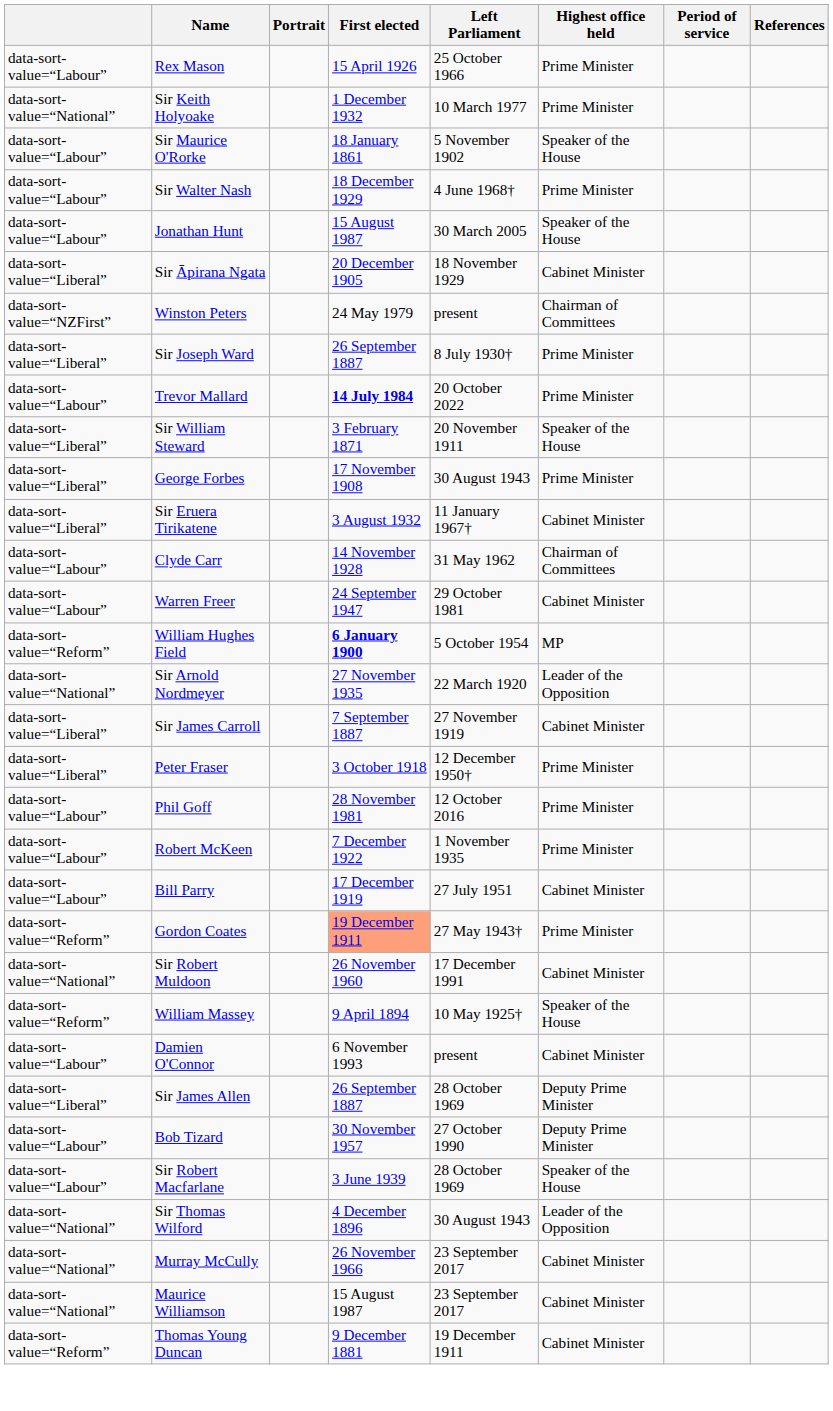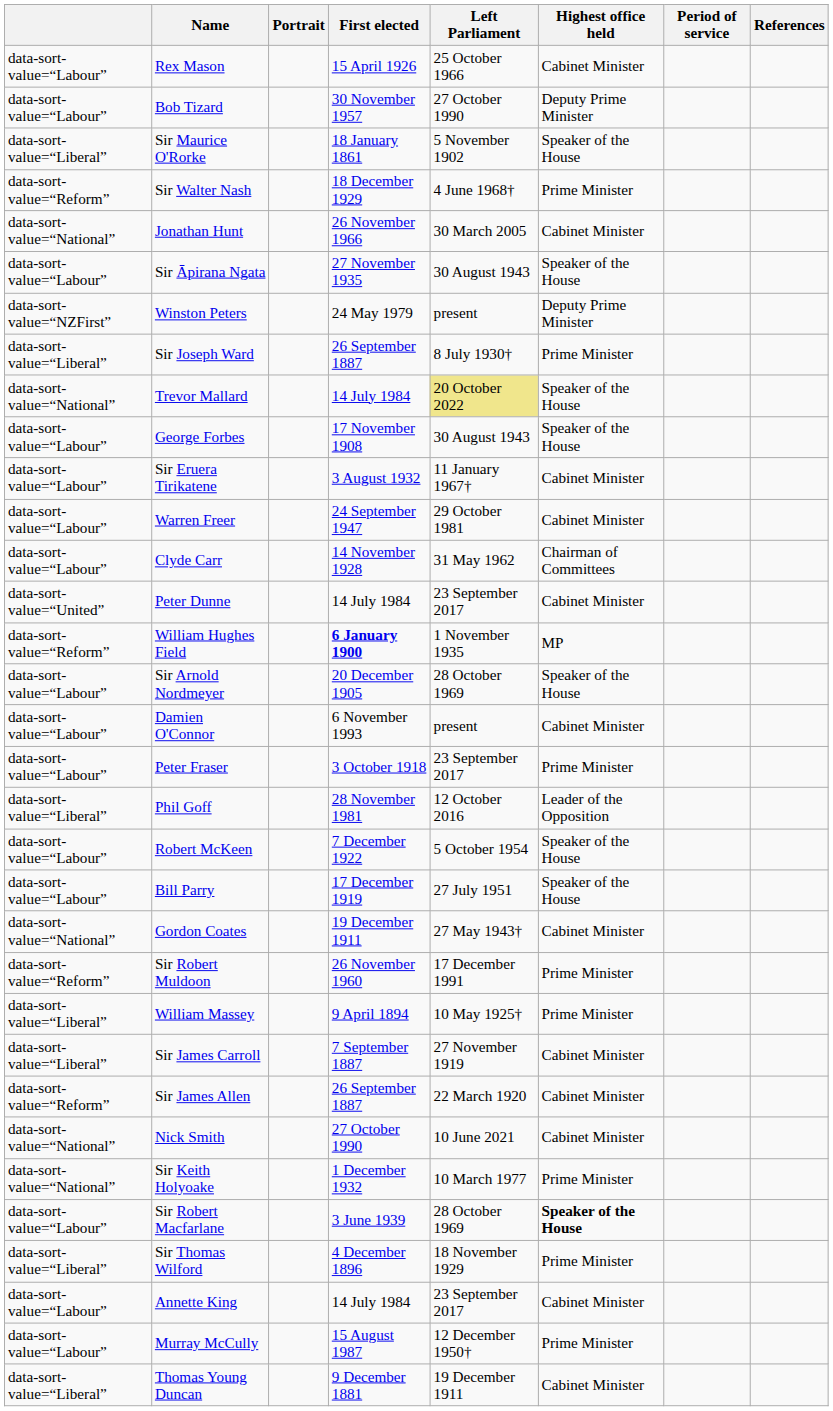(587, 66) Prime Minister -> (593, 66) Cabinet Minister
rows swapped: (184, 107) <-> (189, 1137)
(57, 148) data-sort-value=“Labour” -> (57, 148) data-sort-value=“Liberal”
(57, 189) data-sort-value=“Labour” -> (59, 189) data-sort-value=“Reform”
(57, 231) data-sort-value=“Labour” -> (62, 231) data-sort-value=“National”
(363, 231) 15 August 1987 -> (373, 231) 26 November 1966
(586, 231) Speaker of the House -> (593, 231) Cabinet Minister
(57, 272) data-sort-value=“Liberal” -> (57, 272) data-sort-value=“Labour”
(373, 272) 20 December 1905 -> (373, 272) 27 November 1935
(475, 272) 18 November 1929 -> (482, 272) 30 August 1943
(593, 272) Cabinet Minister -> (585, 272) Speaker of the House
(580, 313) Chairman of Committees -> (584, 313) Deputy Prime Minister
(57, 395) data-sort-value=“Labour” -> (62, 395) data-sort-value=“National”
(373, 395) bold -> (371, 395) normal
(468, 395) no background -> (468, 395) khaki background
(587, 395) Prime Minister -> (585, 395) Speaker of the House
- row: (190, 437)
(57, 478) data-sort-value=“Liberal” -> (57, 437) data-sort-value=“Labour”
(587, 478) Prime Minister -> (585, 437) Speaker of the House
(57, 519) data-sort-value=“Liberal” -> (57, 478) data-sort-value=“Labour”
rows swapped: (195, 601) <-> (188, 560)
+ row: (193, 601)
(481, 643) 5 October 1954 -> (471, 643) 1 November 1935
(62, 684) data-sort-value=“National” -> (57, 684) data-sort-value=“Labour”
(374, 684) 27 November 1935 -> (373, 684) 20 December 1905
(480, 684) 22 March 1920 -> (468, 684) 28 October 1969
(582, 684) Leader of the Opposition -> (585, 684) Speaker of the House
rows swapped: (208, 725) <-> (184, 1055)
(57, 766) data-sort-value=“Liberal” -> (57, 766) data-sort-value=“Labour”
(475, 766) 12 December 1950† -> (476, 766) 23 September 2017
(57, 808) data-sort-value=“Labour” -> (57, 808) data-sort-value=“Liberal”
(587, 808) Prime Minister -> (582, 808) Leader of the Opposition
(472, 849) 1 November 1935 -> (481, 849) 5 October 1954
(587, 849) Prime Minister -> (585, 849) Speaker of the House
(593, 890) Cabinet Minister -> (585, 890) Speaker of the House
(59, 931) data-sort-value=“Reform” -> (62, 931) data-sort-value=“National”
(373, 931) lightsalmon background -> (373, 931) no background
(587, 931) Prime Minister -> (593, 931) Cabinet Minister
(62, 972) data-sort-value=“National” -> (59, 972) data-sort-value=“Reform”
(593, 972) Cabinet Minister -> (587, 972) Prime Minister
(59, 1014) data-sort-value=“Reform” -> (57, 1014) data-sort-value=“Liberal”
(586, 1014) Speaker of the House -> (587, 1014) Prime Minister
(57, 1096) data-sort-value=“Liberal” -> (59, 1096) data-sort-value=“Reform”
(468, 1096) 28 October 1969 -> (480, 1096) 22 March 1920
(584, 1096) Deputy Prime Minister -> (593, 1096) Cabinet Minister
+ row: (190, 1137)
(586, 1178) normal -> (588, 1220) bold
(62, 1220) data-sort-value=“National” -> (57, 1261) data-sort-value=“Liberal”
(482, 1220) 30 August 1943 -> (475, 1261) 18 November 1929
(582, 1220) Leader of the Opposition -> (587, 1261) Prime Minister
+ row: (196, 1302)
(62, 1261) data-sort-value=“National” -> (57, 1343) data-sort-value=“Labour”
(374, 1261) 26 November 1966 -> (363, 1343) 15 August 1987
(476, 1261) 23 September 2017 -> (474, 1343) 12 December 1950†
(593, 1261) Cabinet Minister -> (587, 1343) Prime Minister
- row: (190, 1302)
(59, 1343) data-sort-value=“Reform” -> (57, 1384) data-sort-value=“Liberal”
